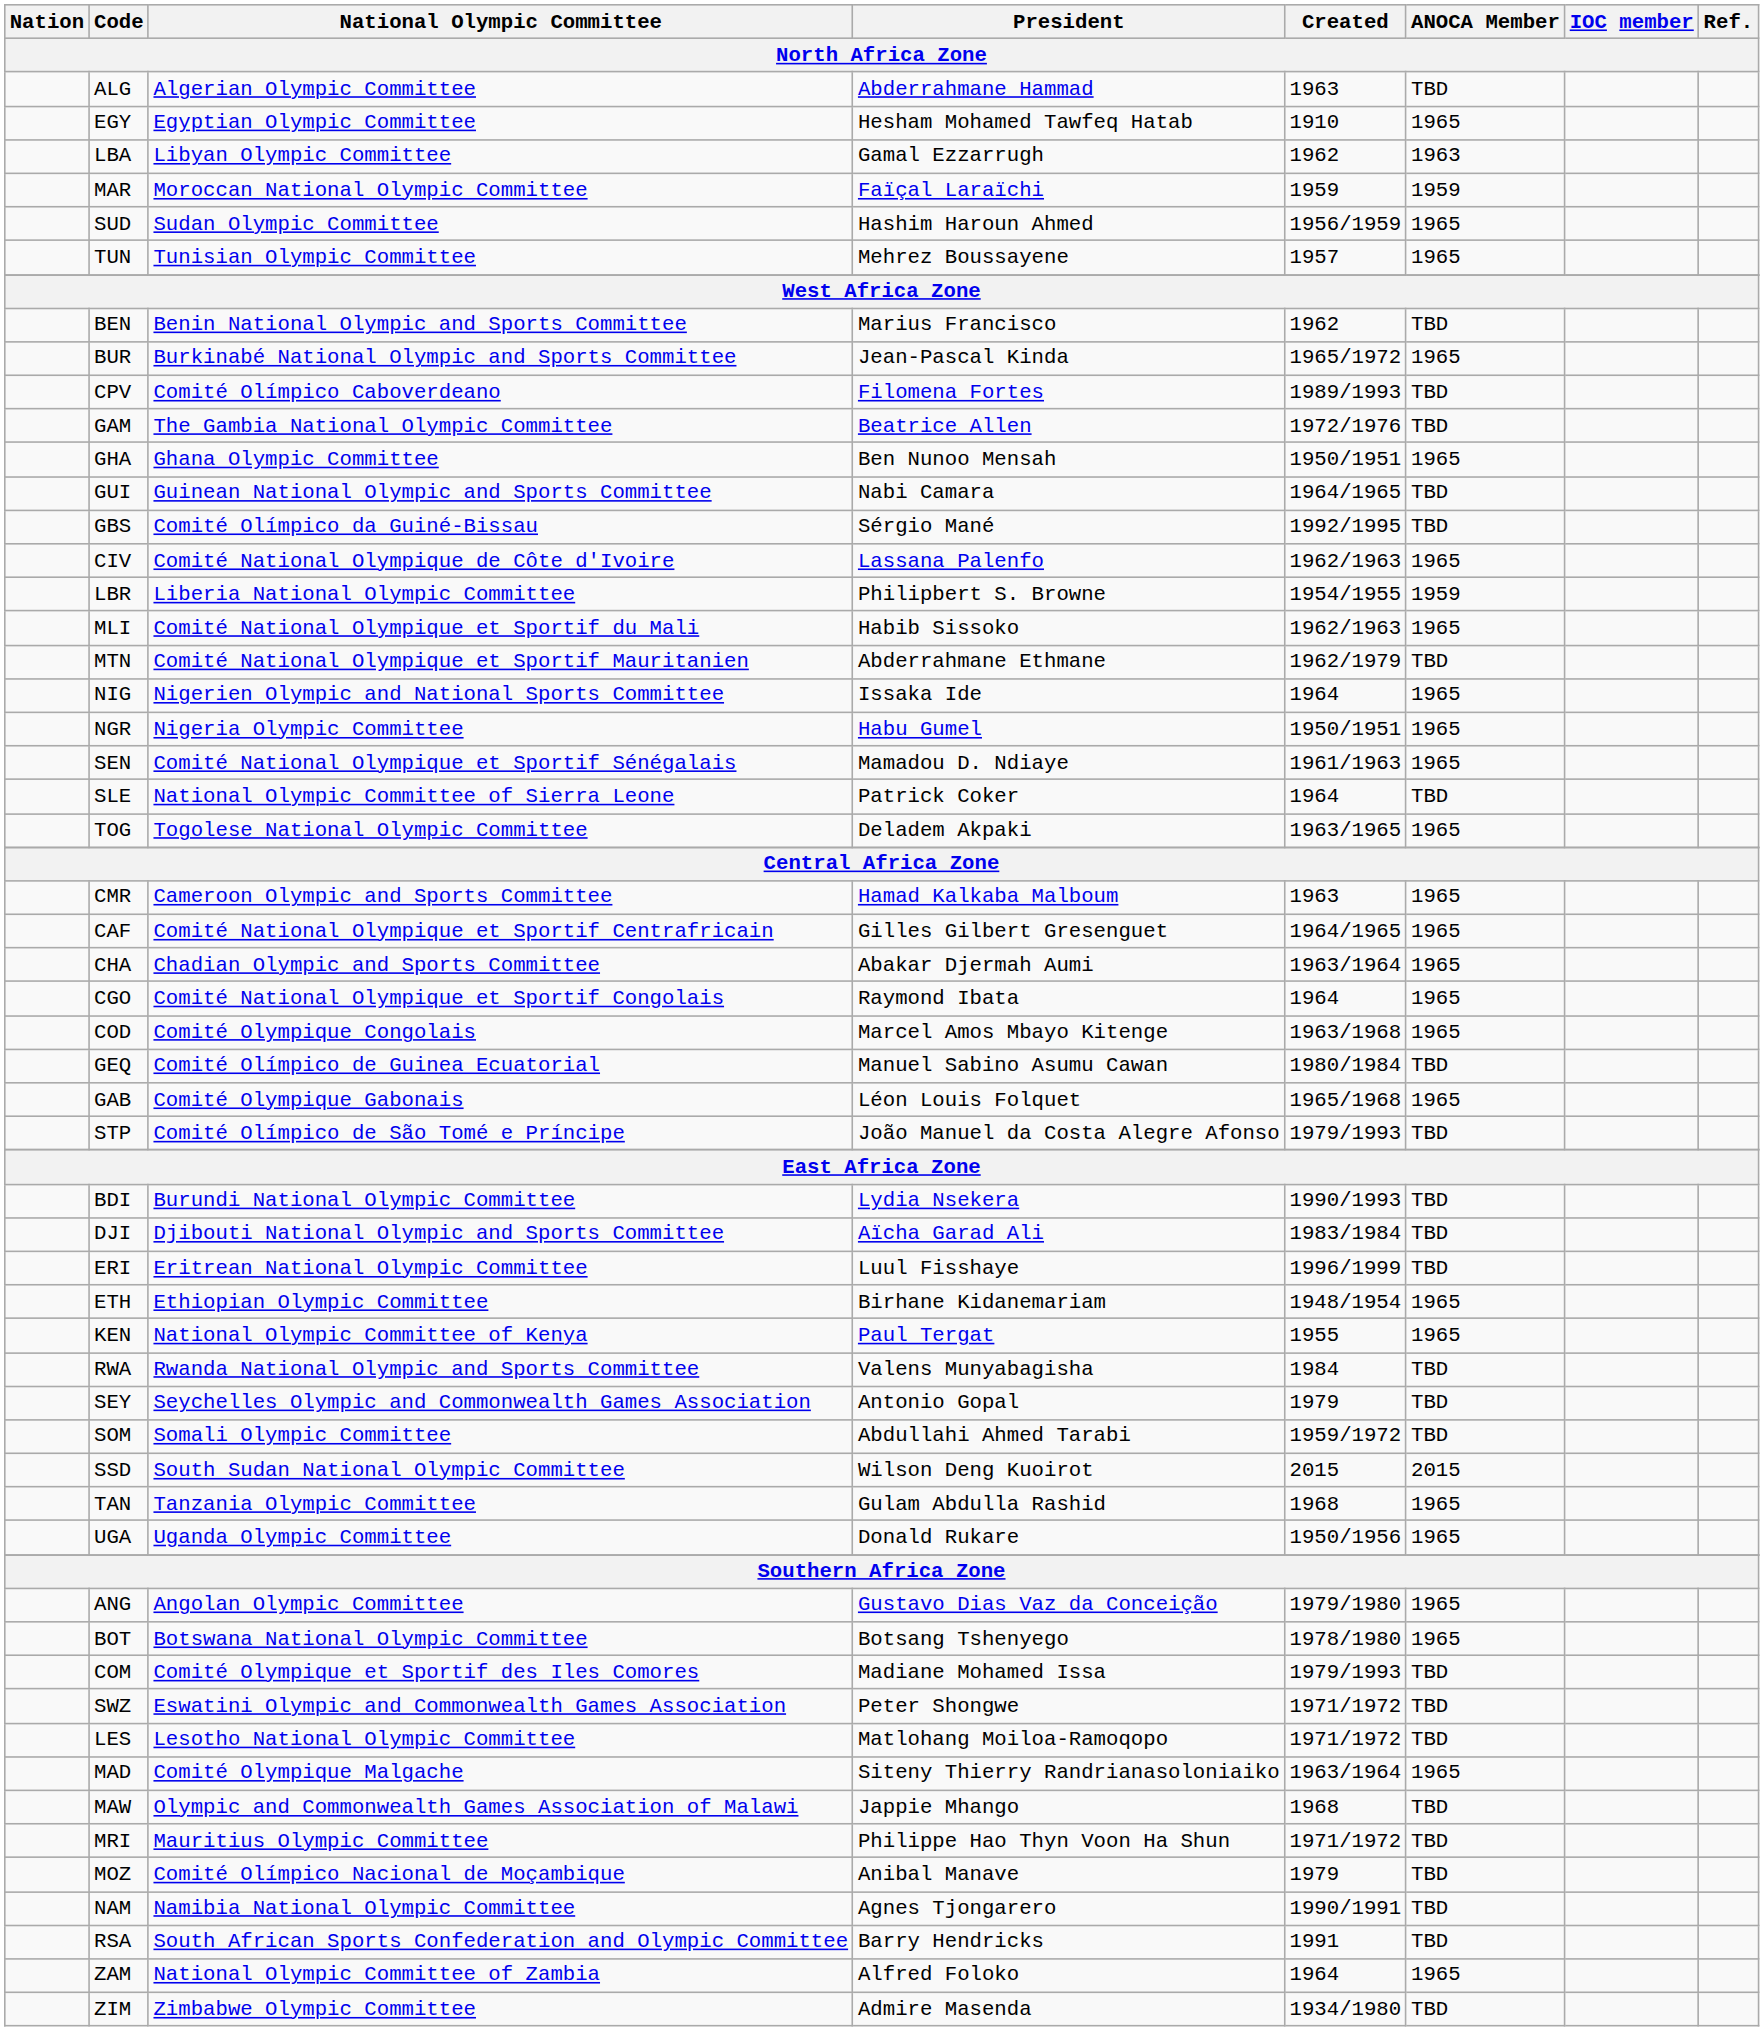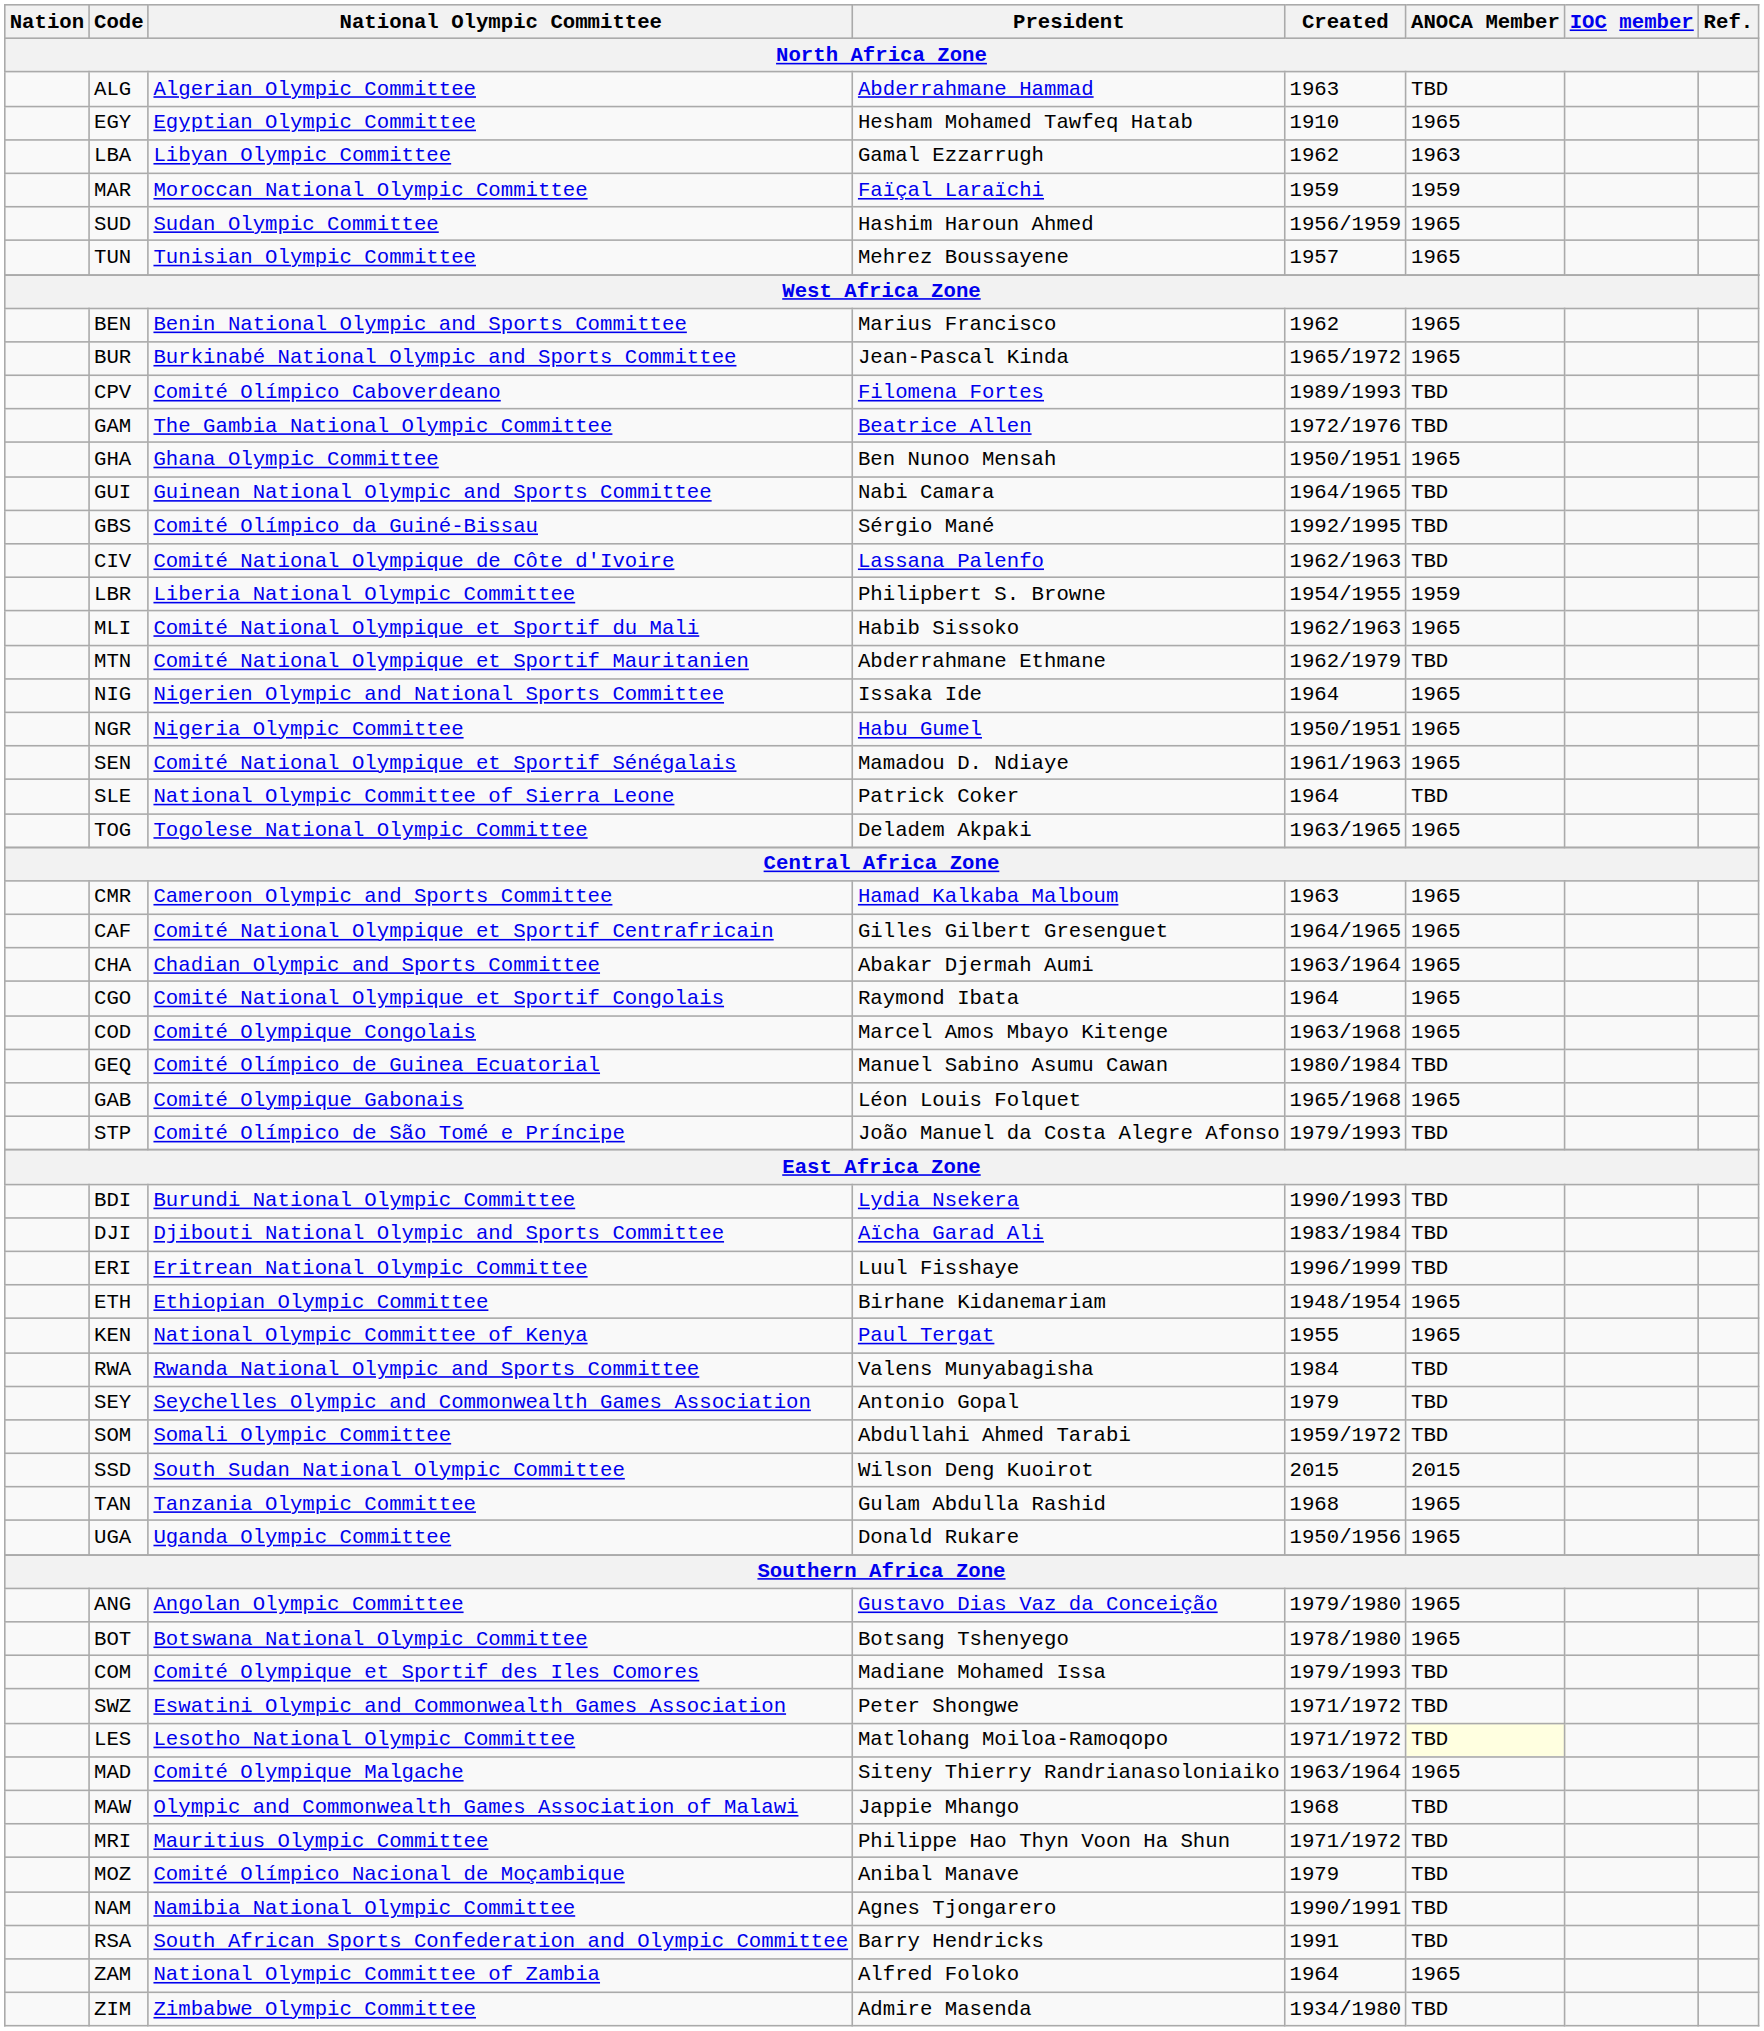(1430, 325) TBD -> (1436, 325) 1965
(1436, 561) 1965 -> (1430, 561) TBD
(1430, 1740) no background -> (1430, 1740) lightyellow background
